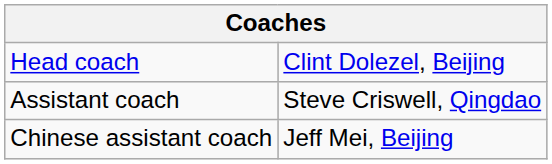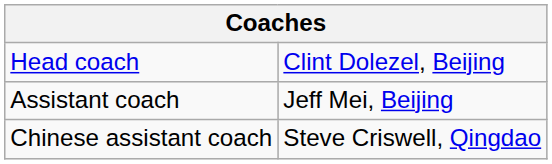(412, 100) Steve Criswell, Qingdao -> (368, 100) Jeff Mei, Beijing
(368, 138) Jeff Mei, Beijing -> (412, 138) Steve Criswell, Qingdao
